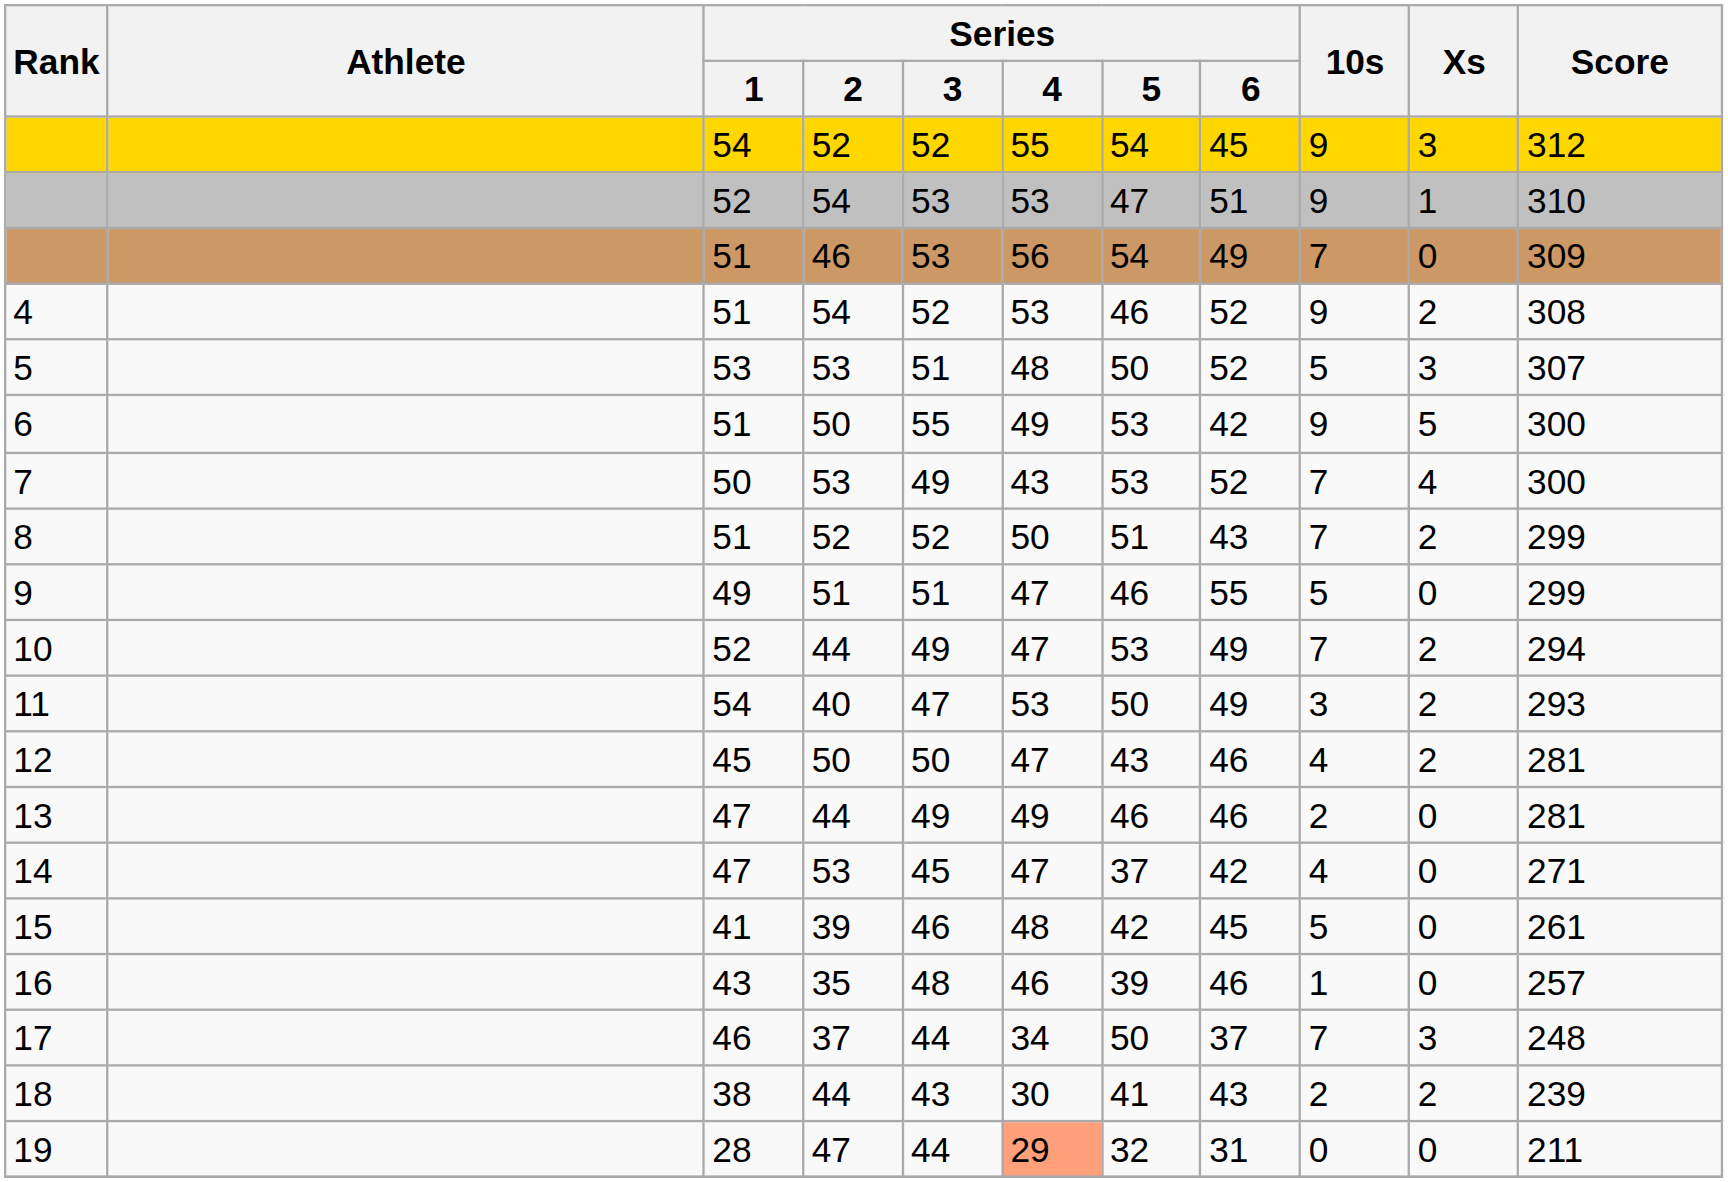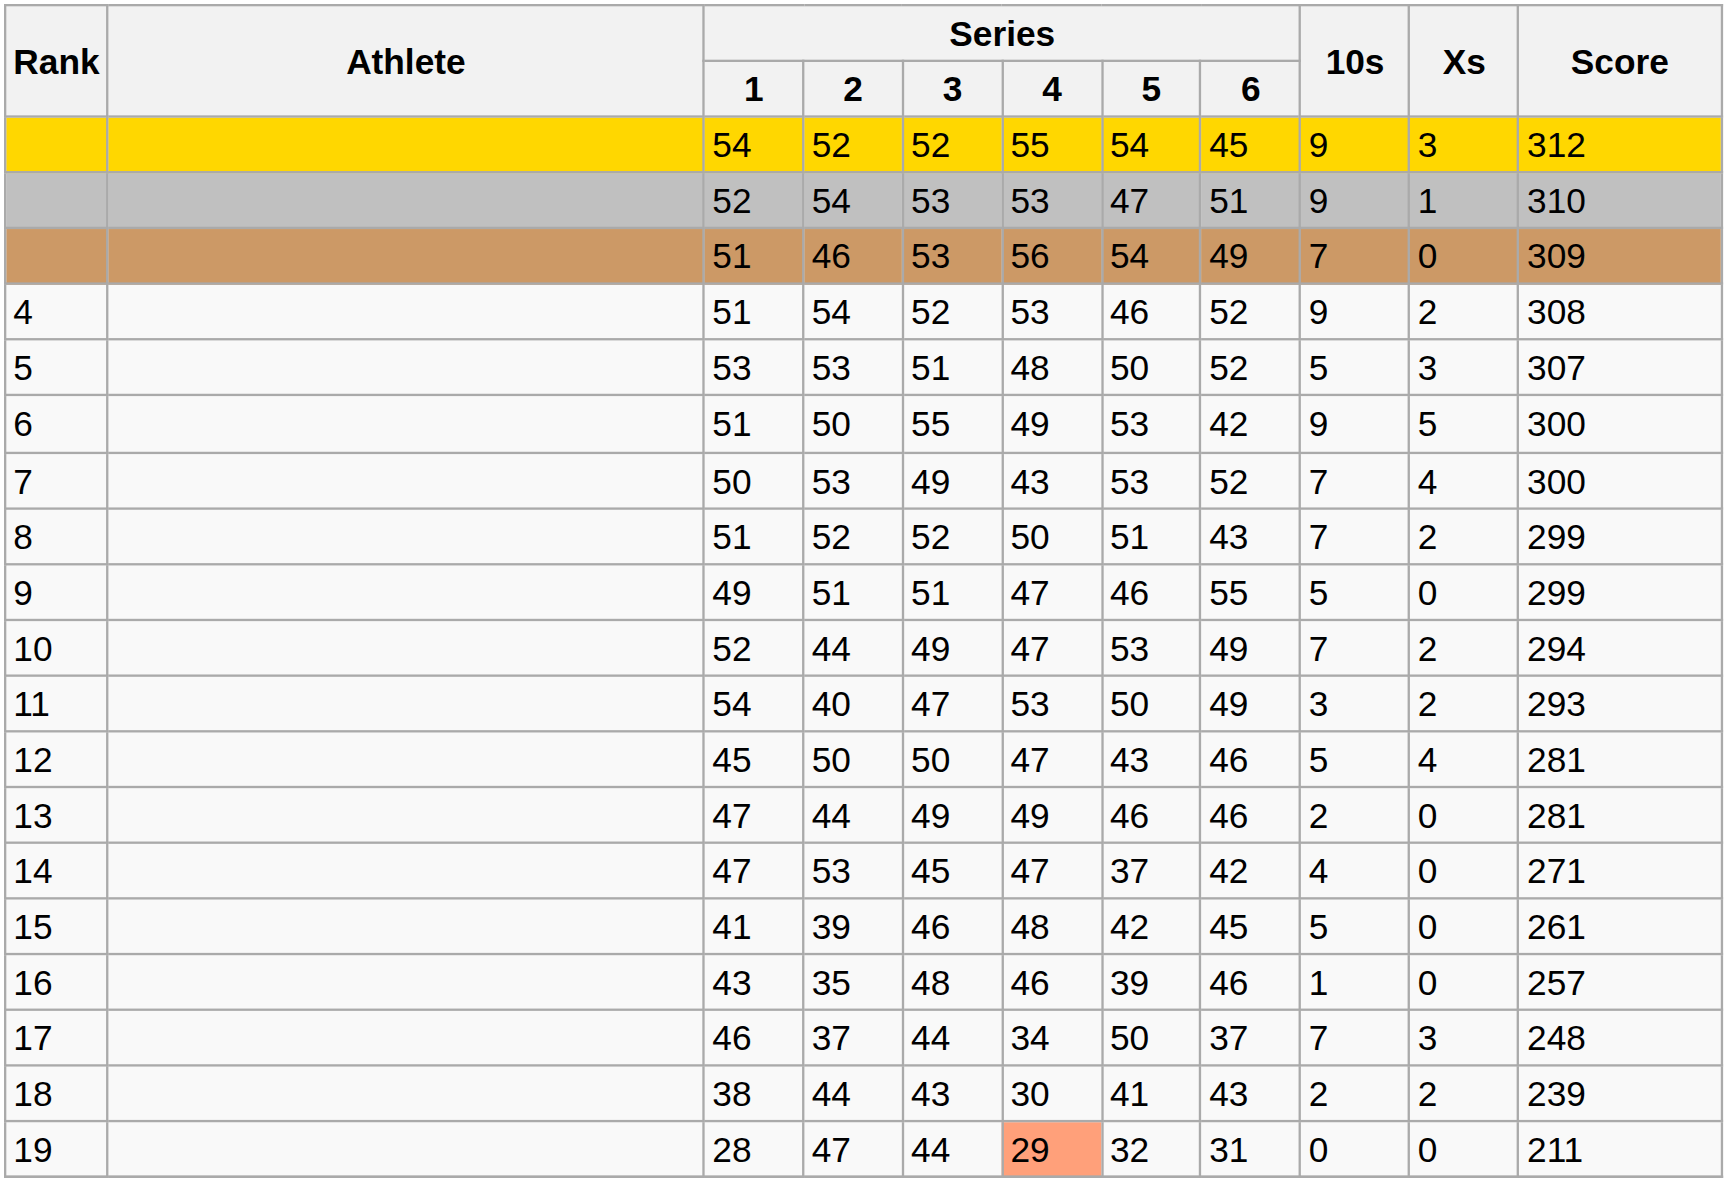(1318, 759) 4 -> (1318, 759) 5
(1428, 759) 2 -> (1428, 759) 4
